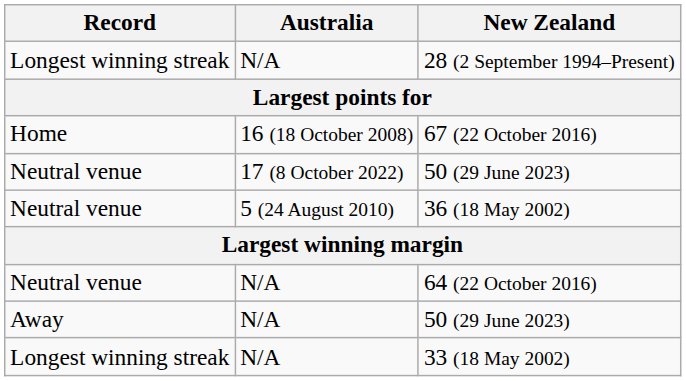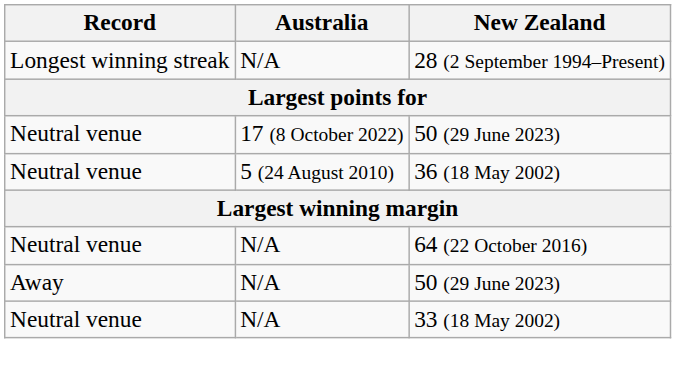- row: (327, 134)
(120, 356) Longest winning streak -> (76, 319) Neutral venue
